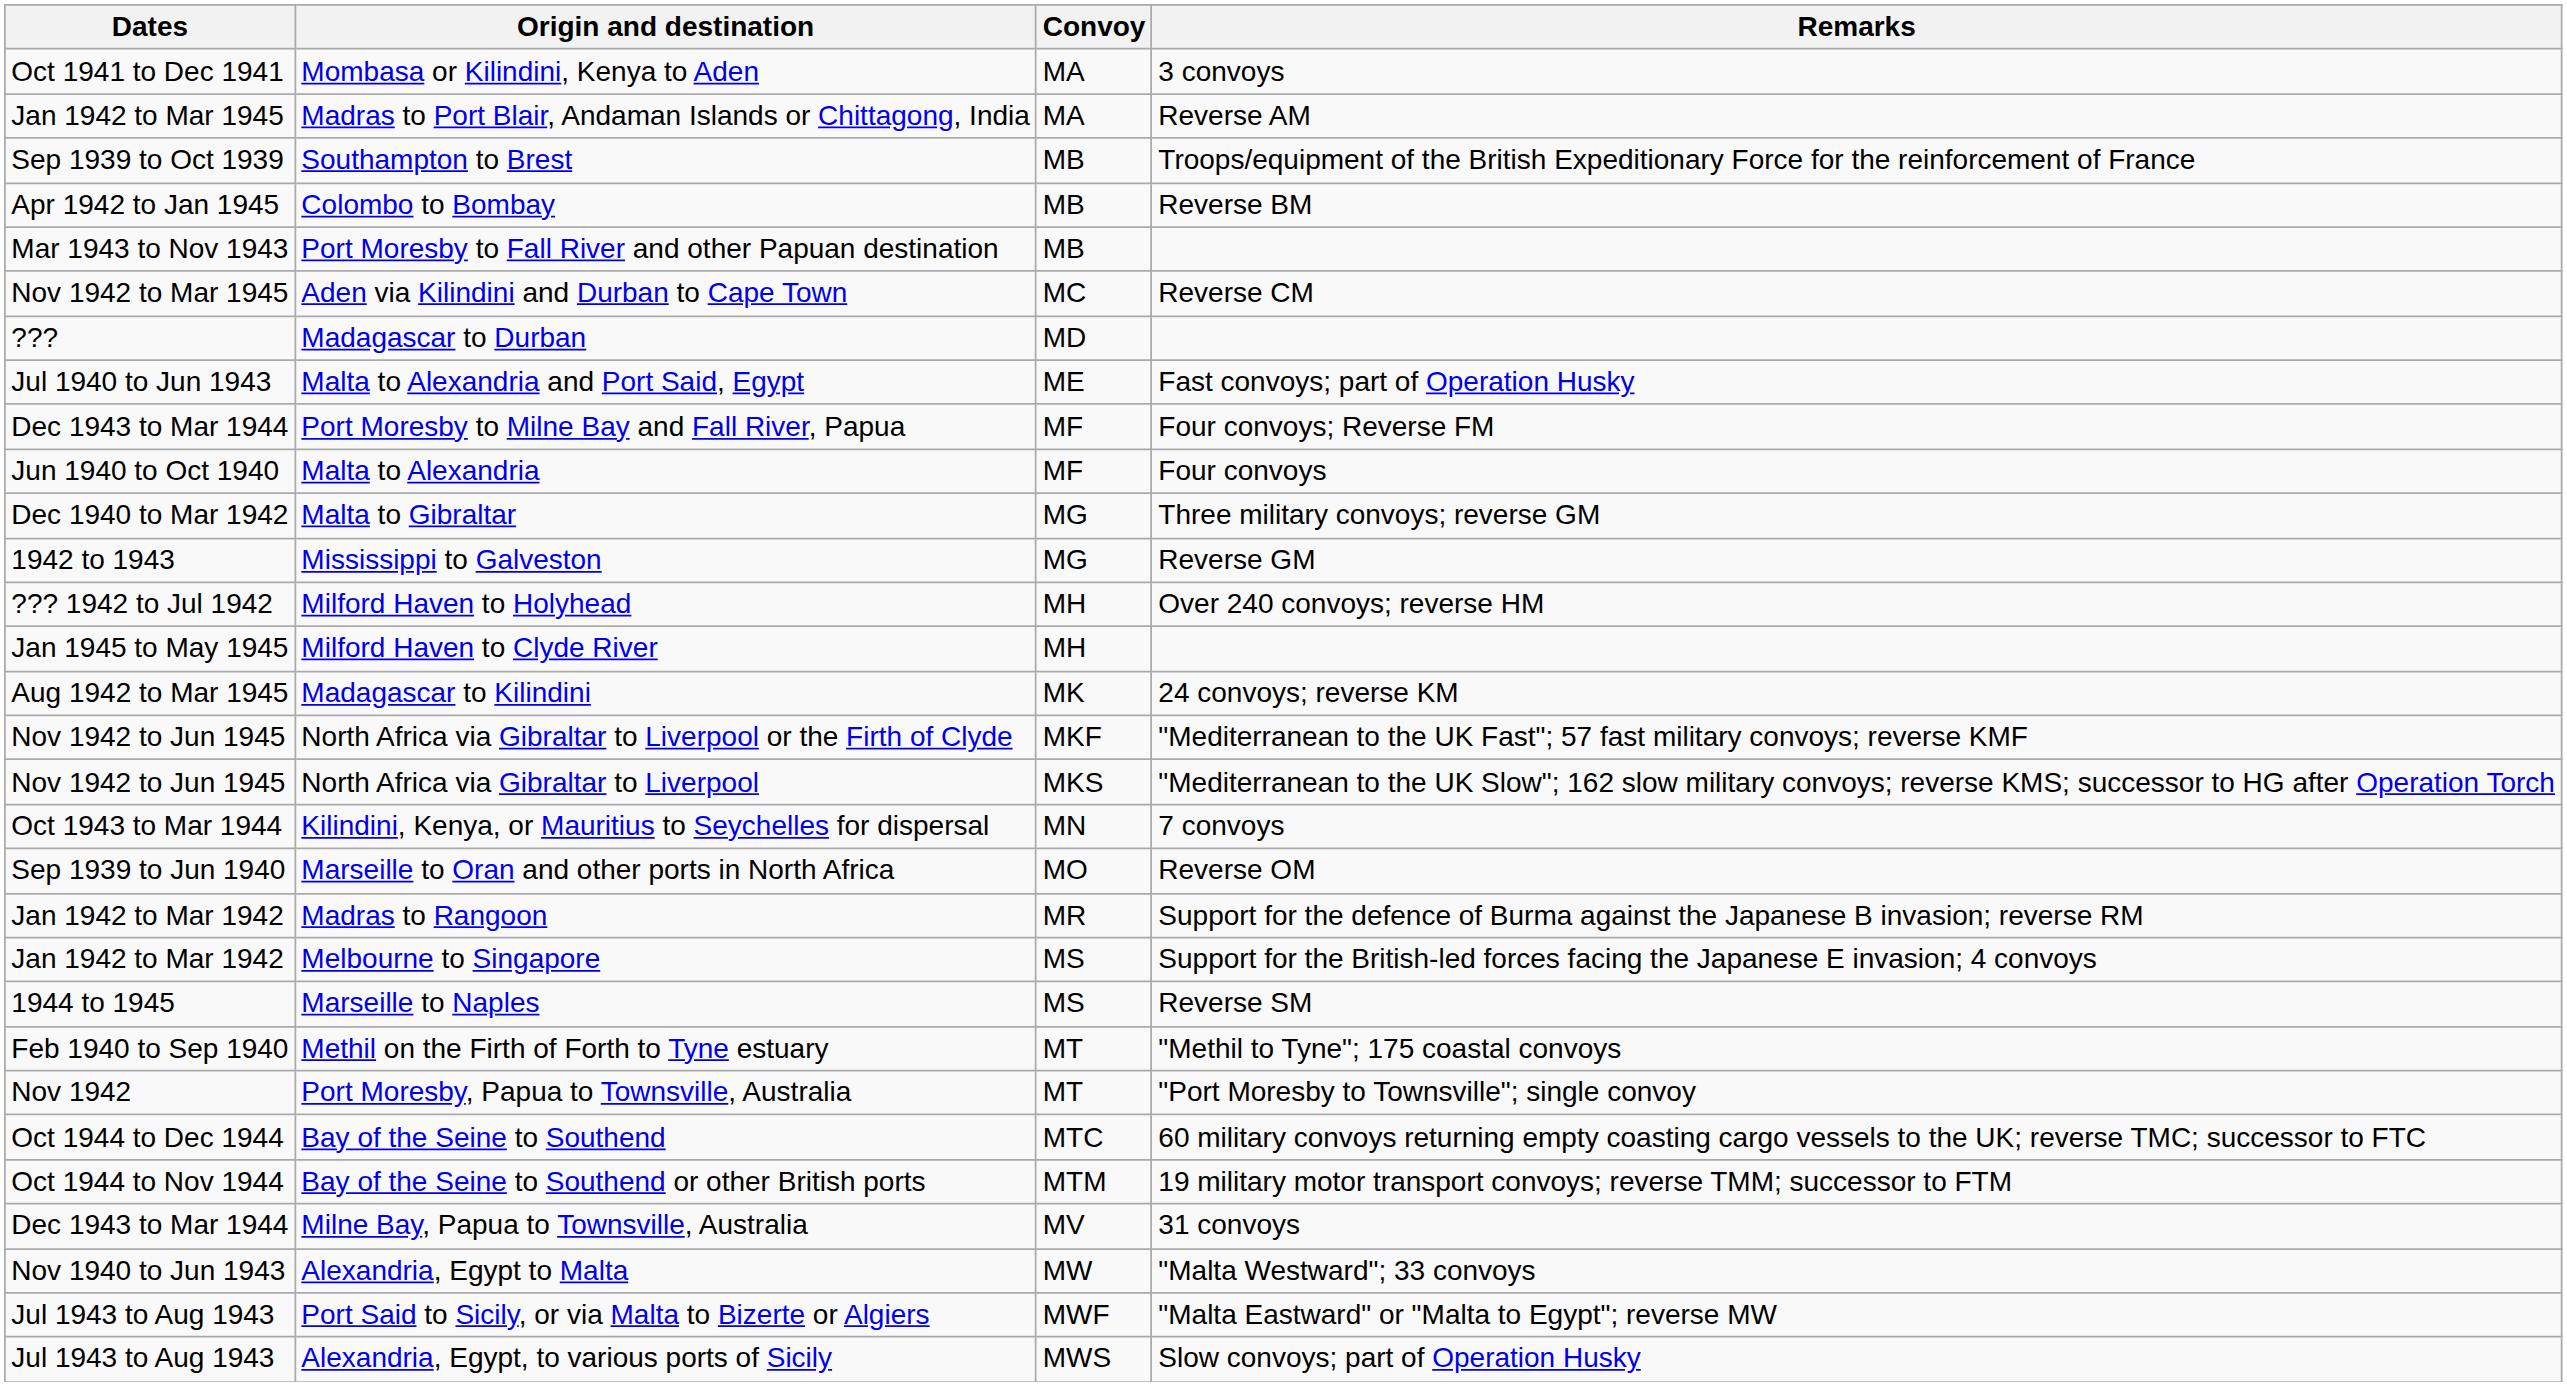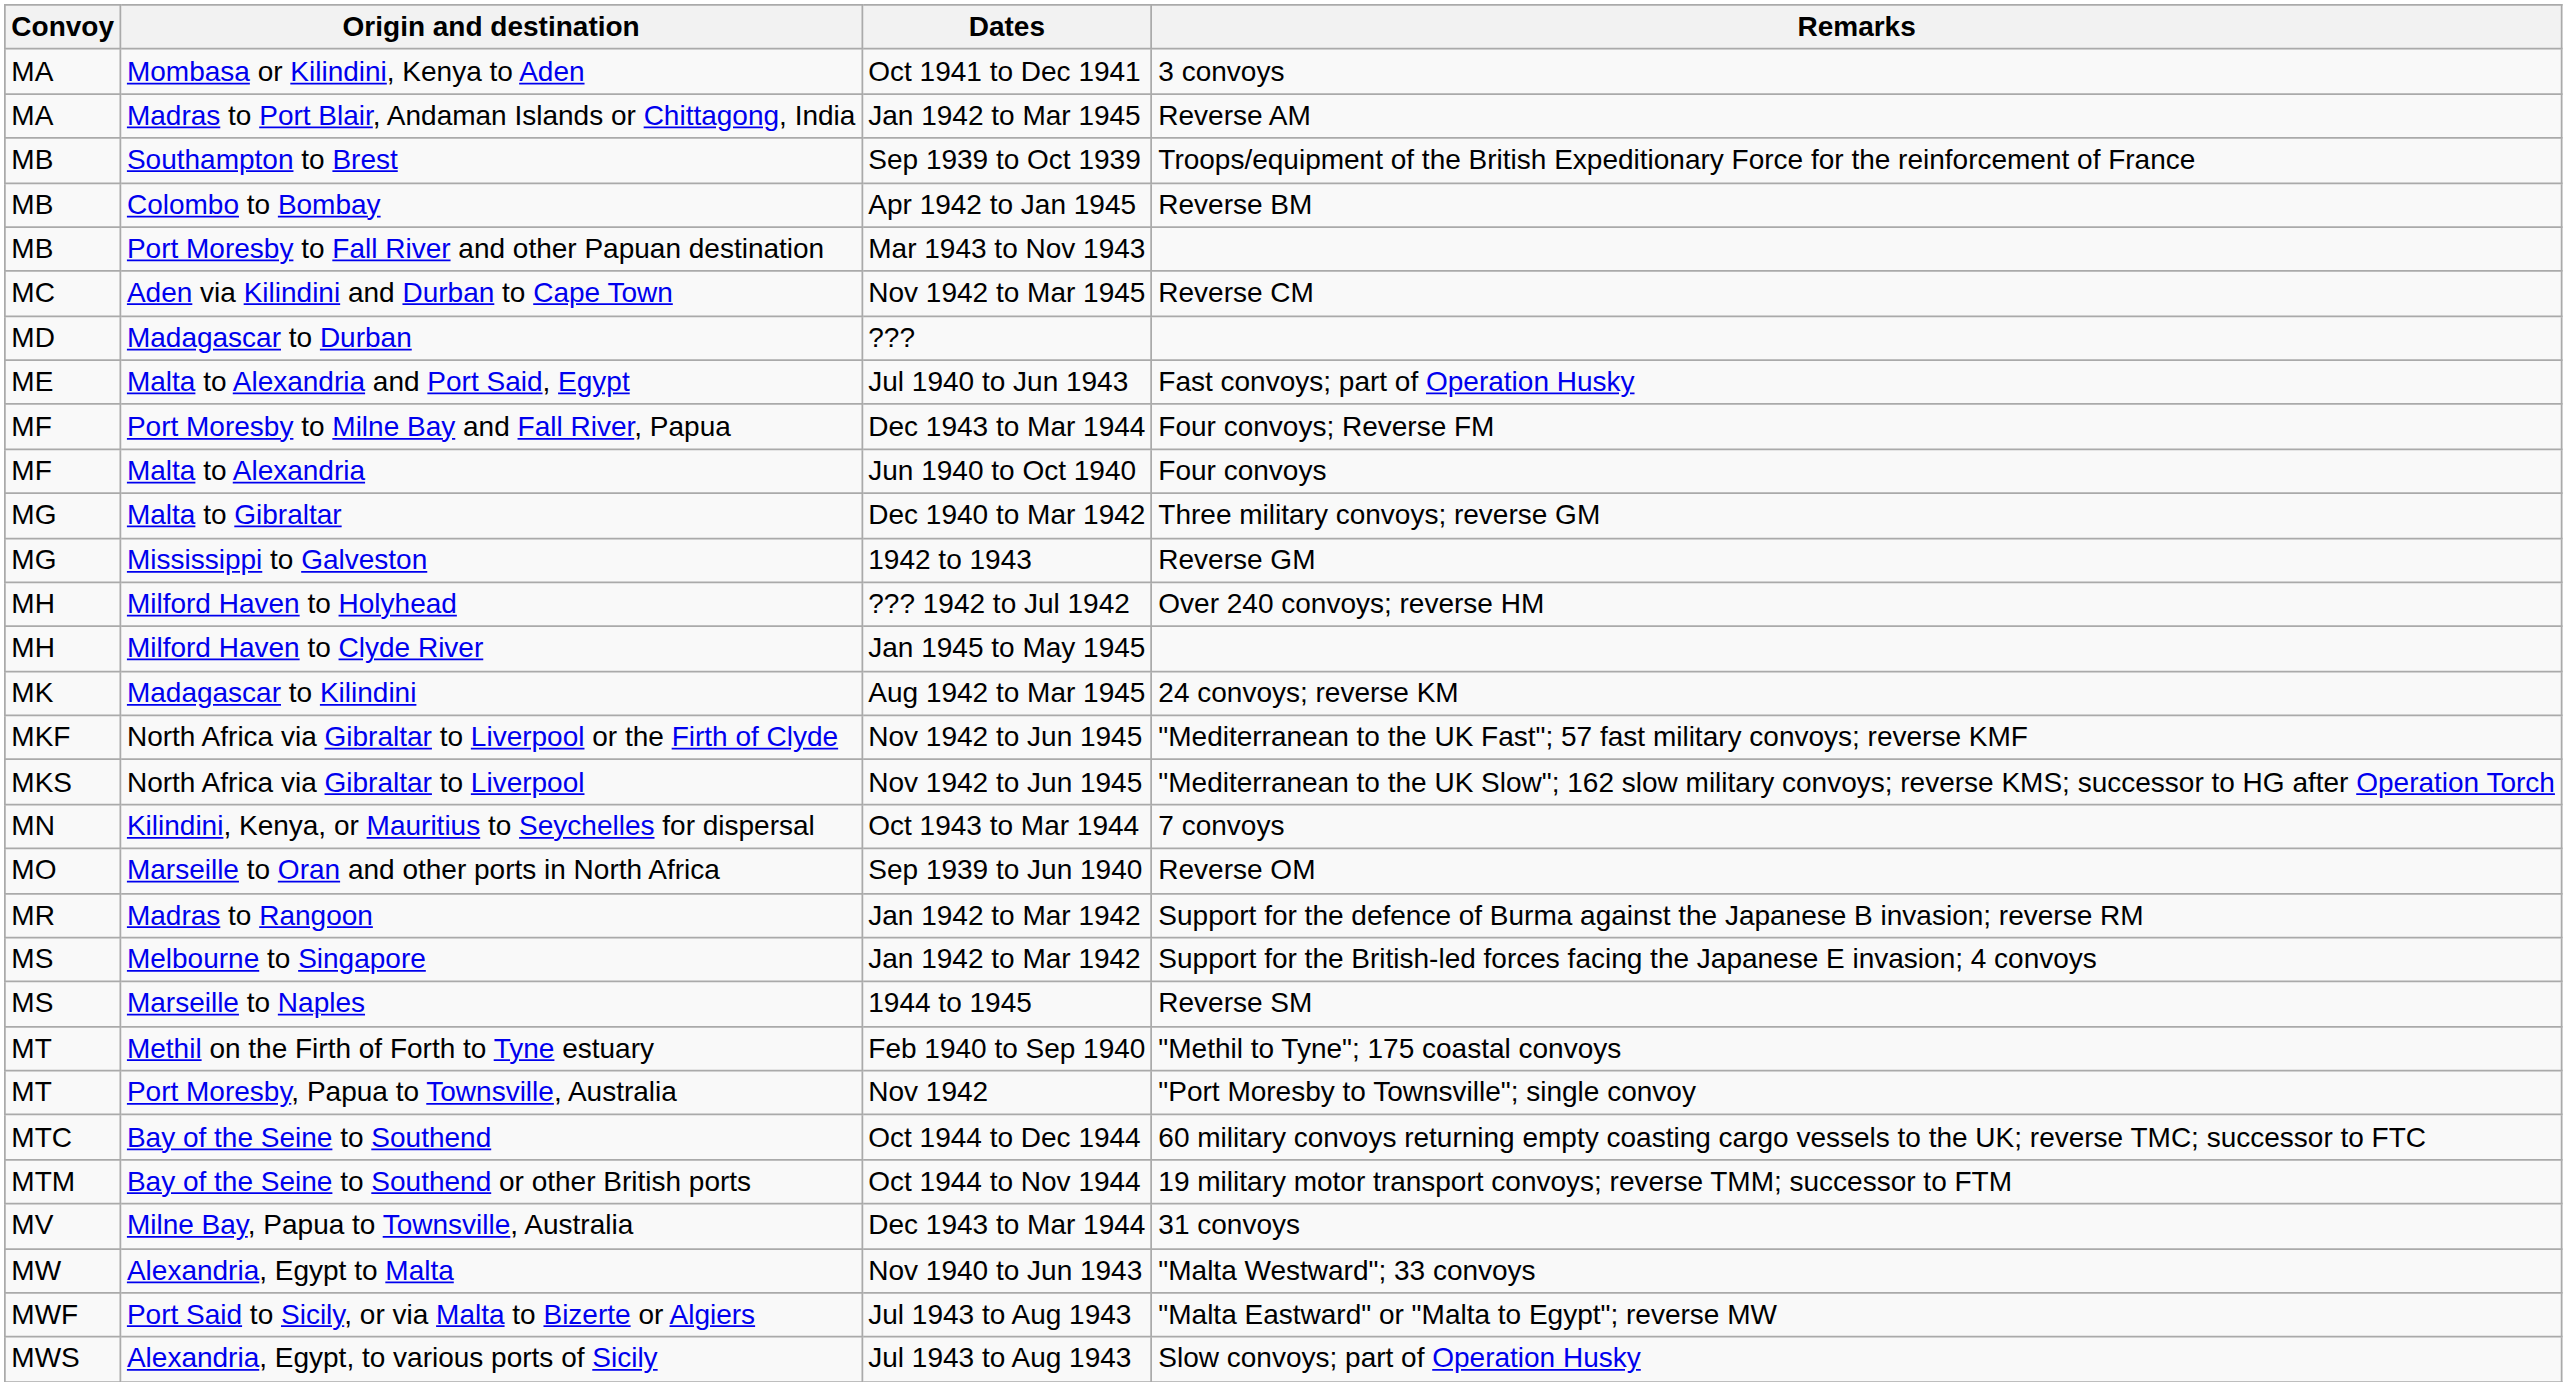columns swapped: (1094, 26) <-> (150, 26)
